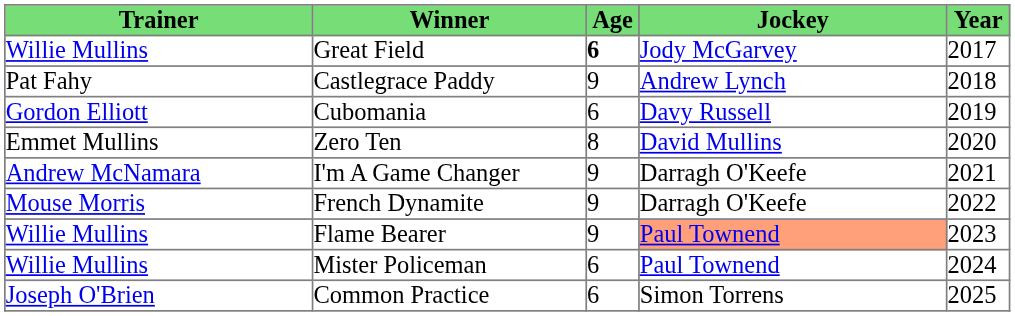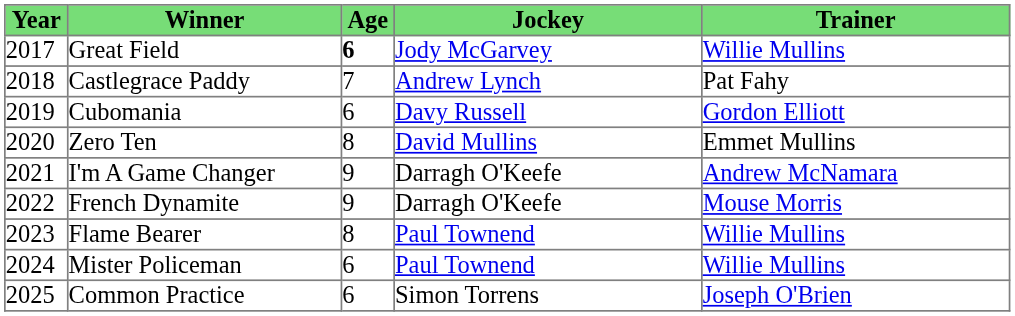columns swapped: (978, 19) <-> (159, 19)
(593, 81) 9 -> (348, 81) 7
(593, 234) 9 -> (348, 234) 8
(710, 234) lightsalmon background -> (465, 234) no background
